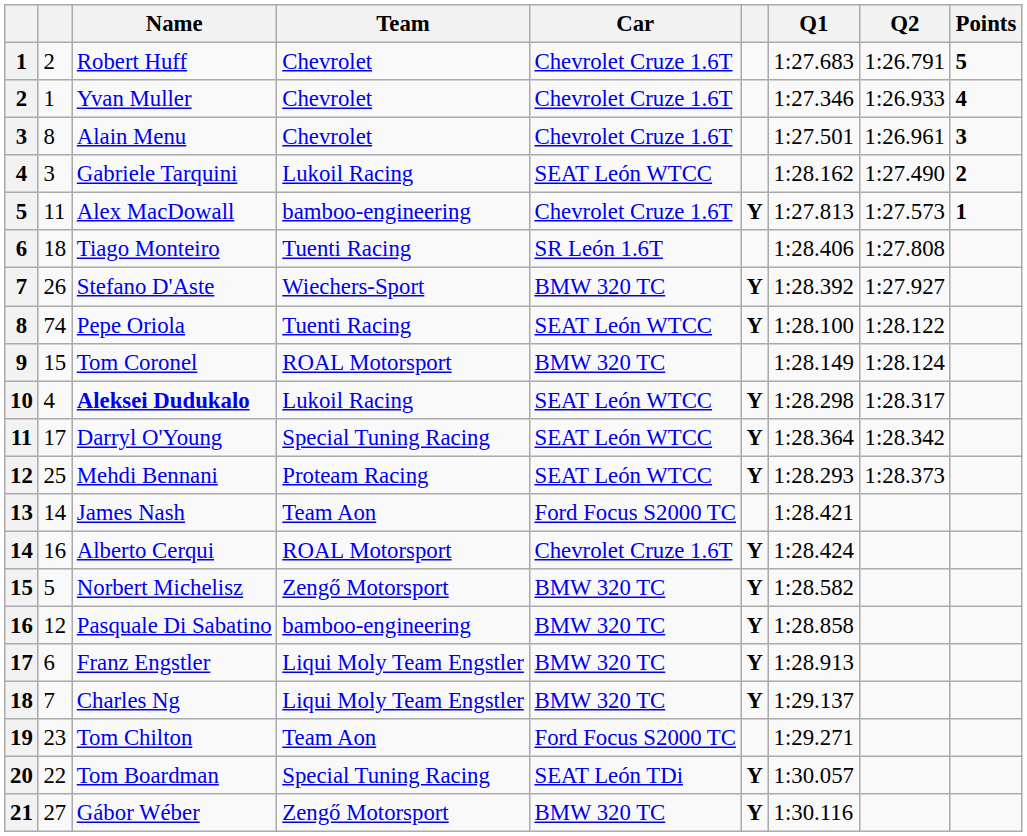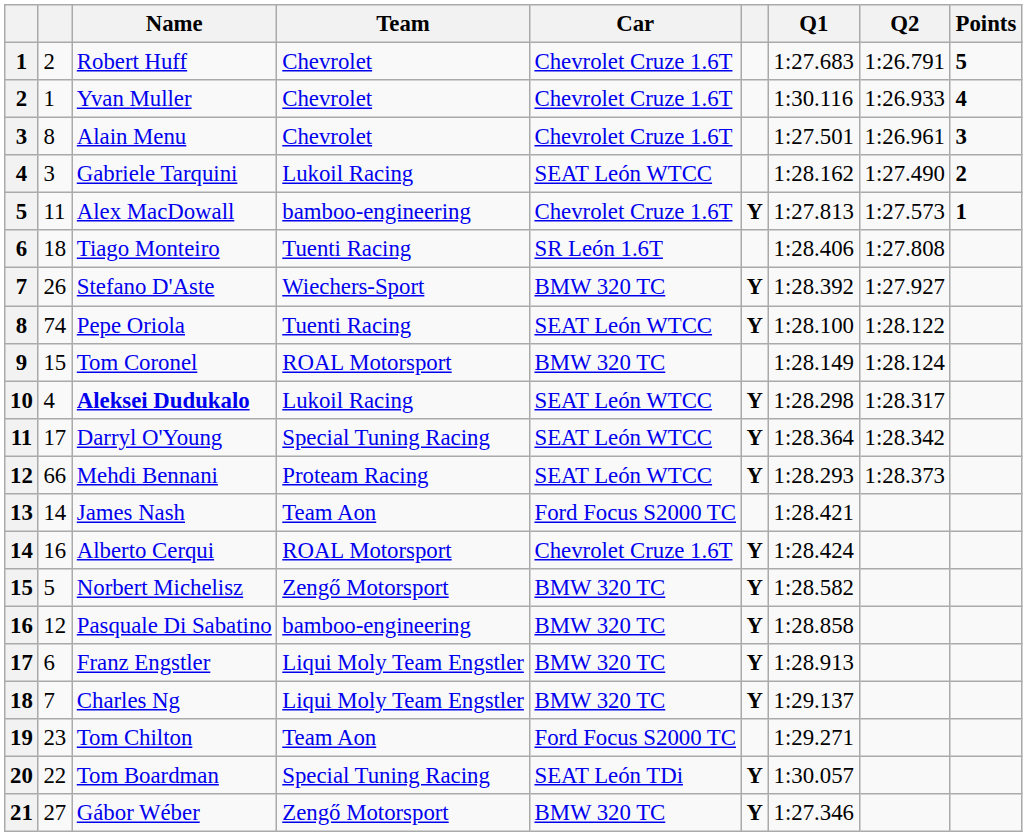(814, 98) 1:27.346 -> (813, 98) 1:30.116
(55, 474) 25 -> (55, 474) 66
(813, 812) 1:30.116 -> (814, 812) 1:27.346
